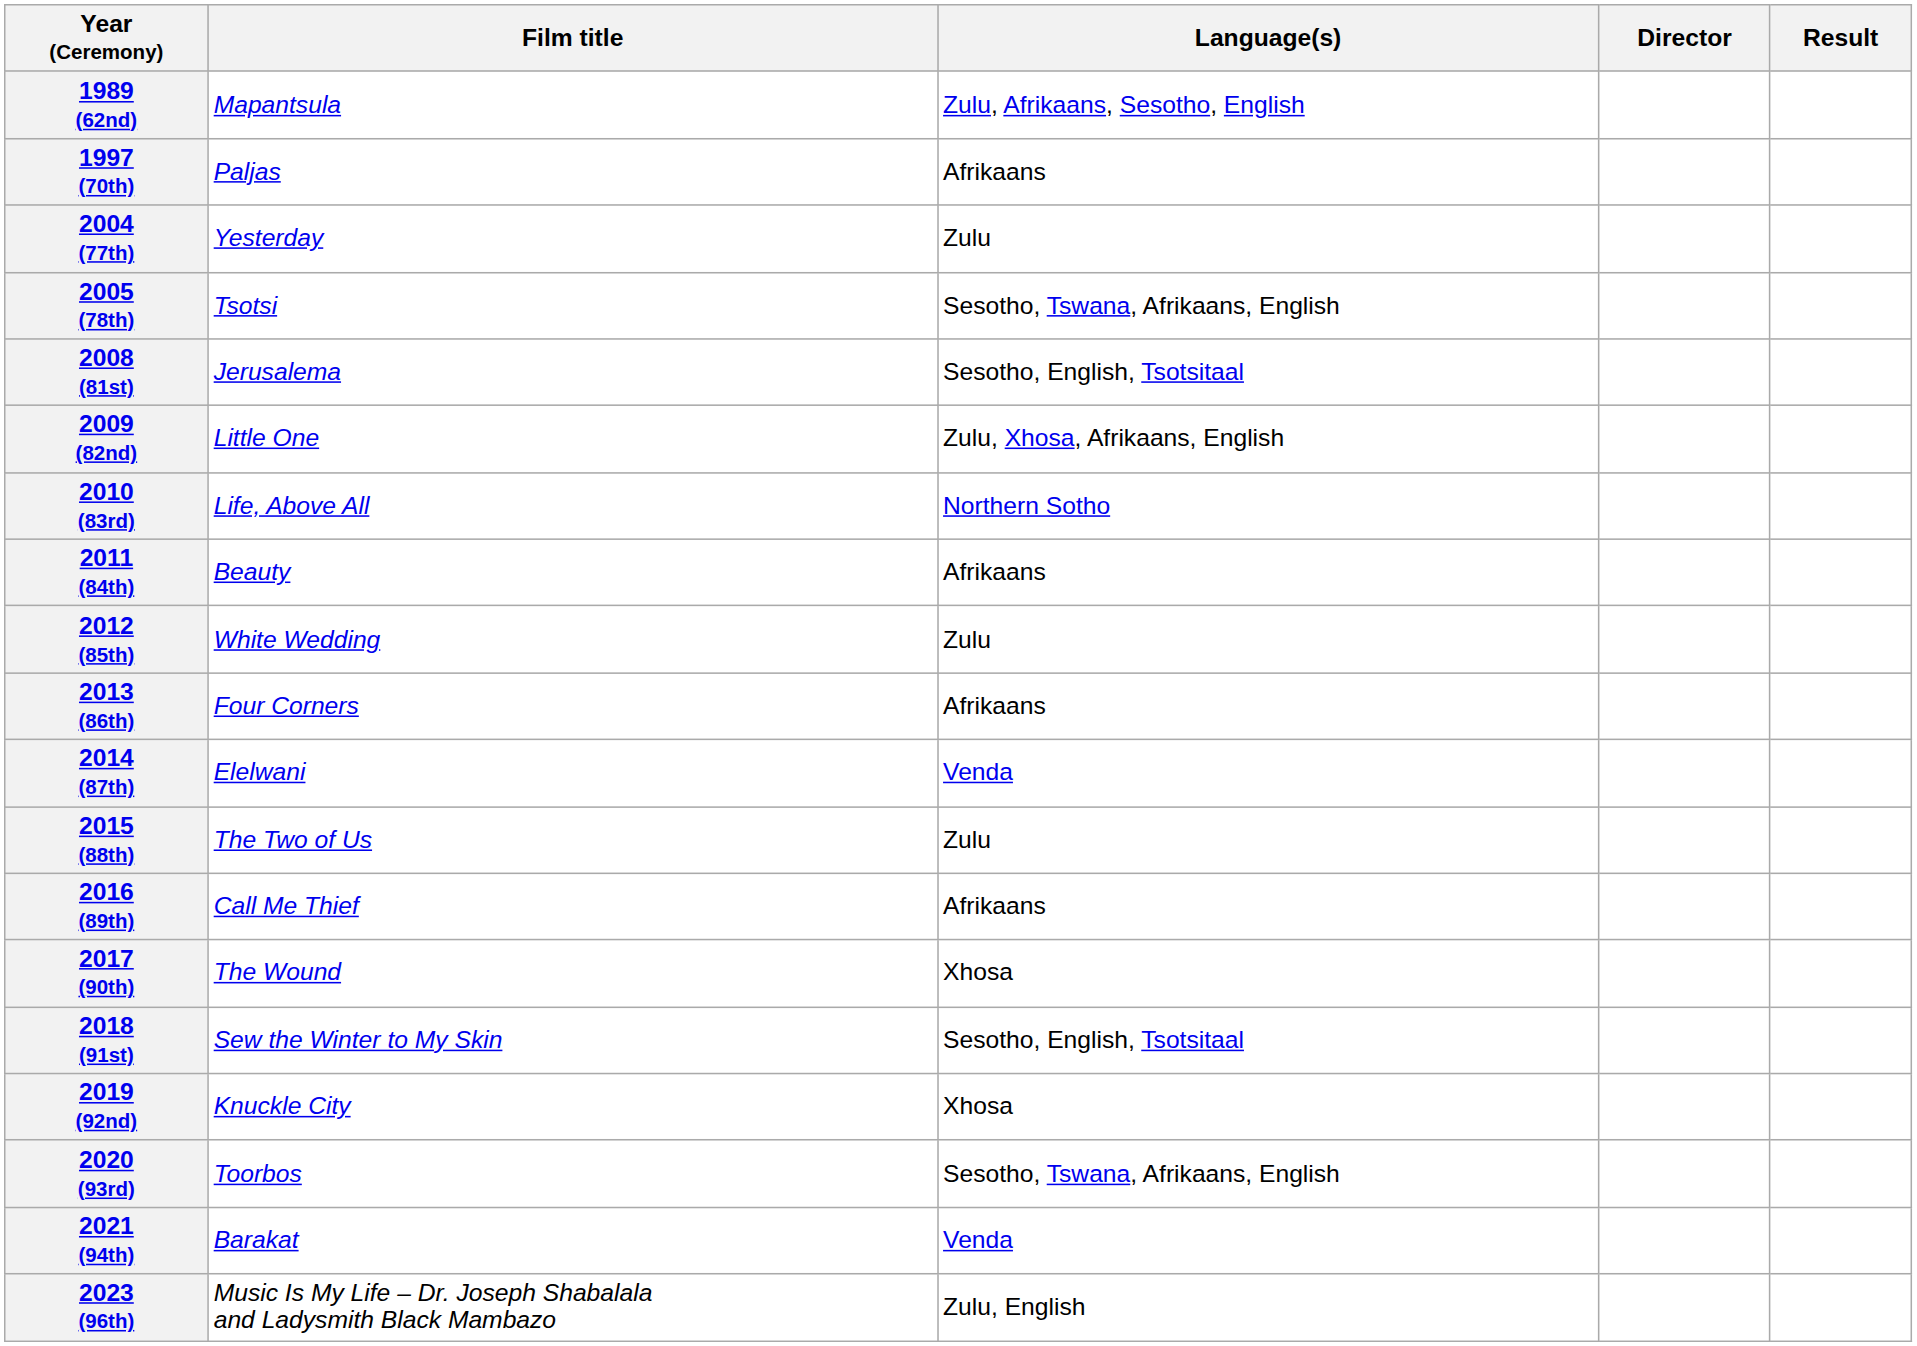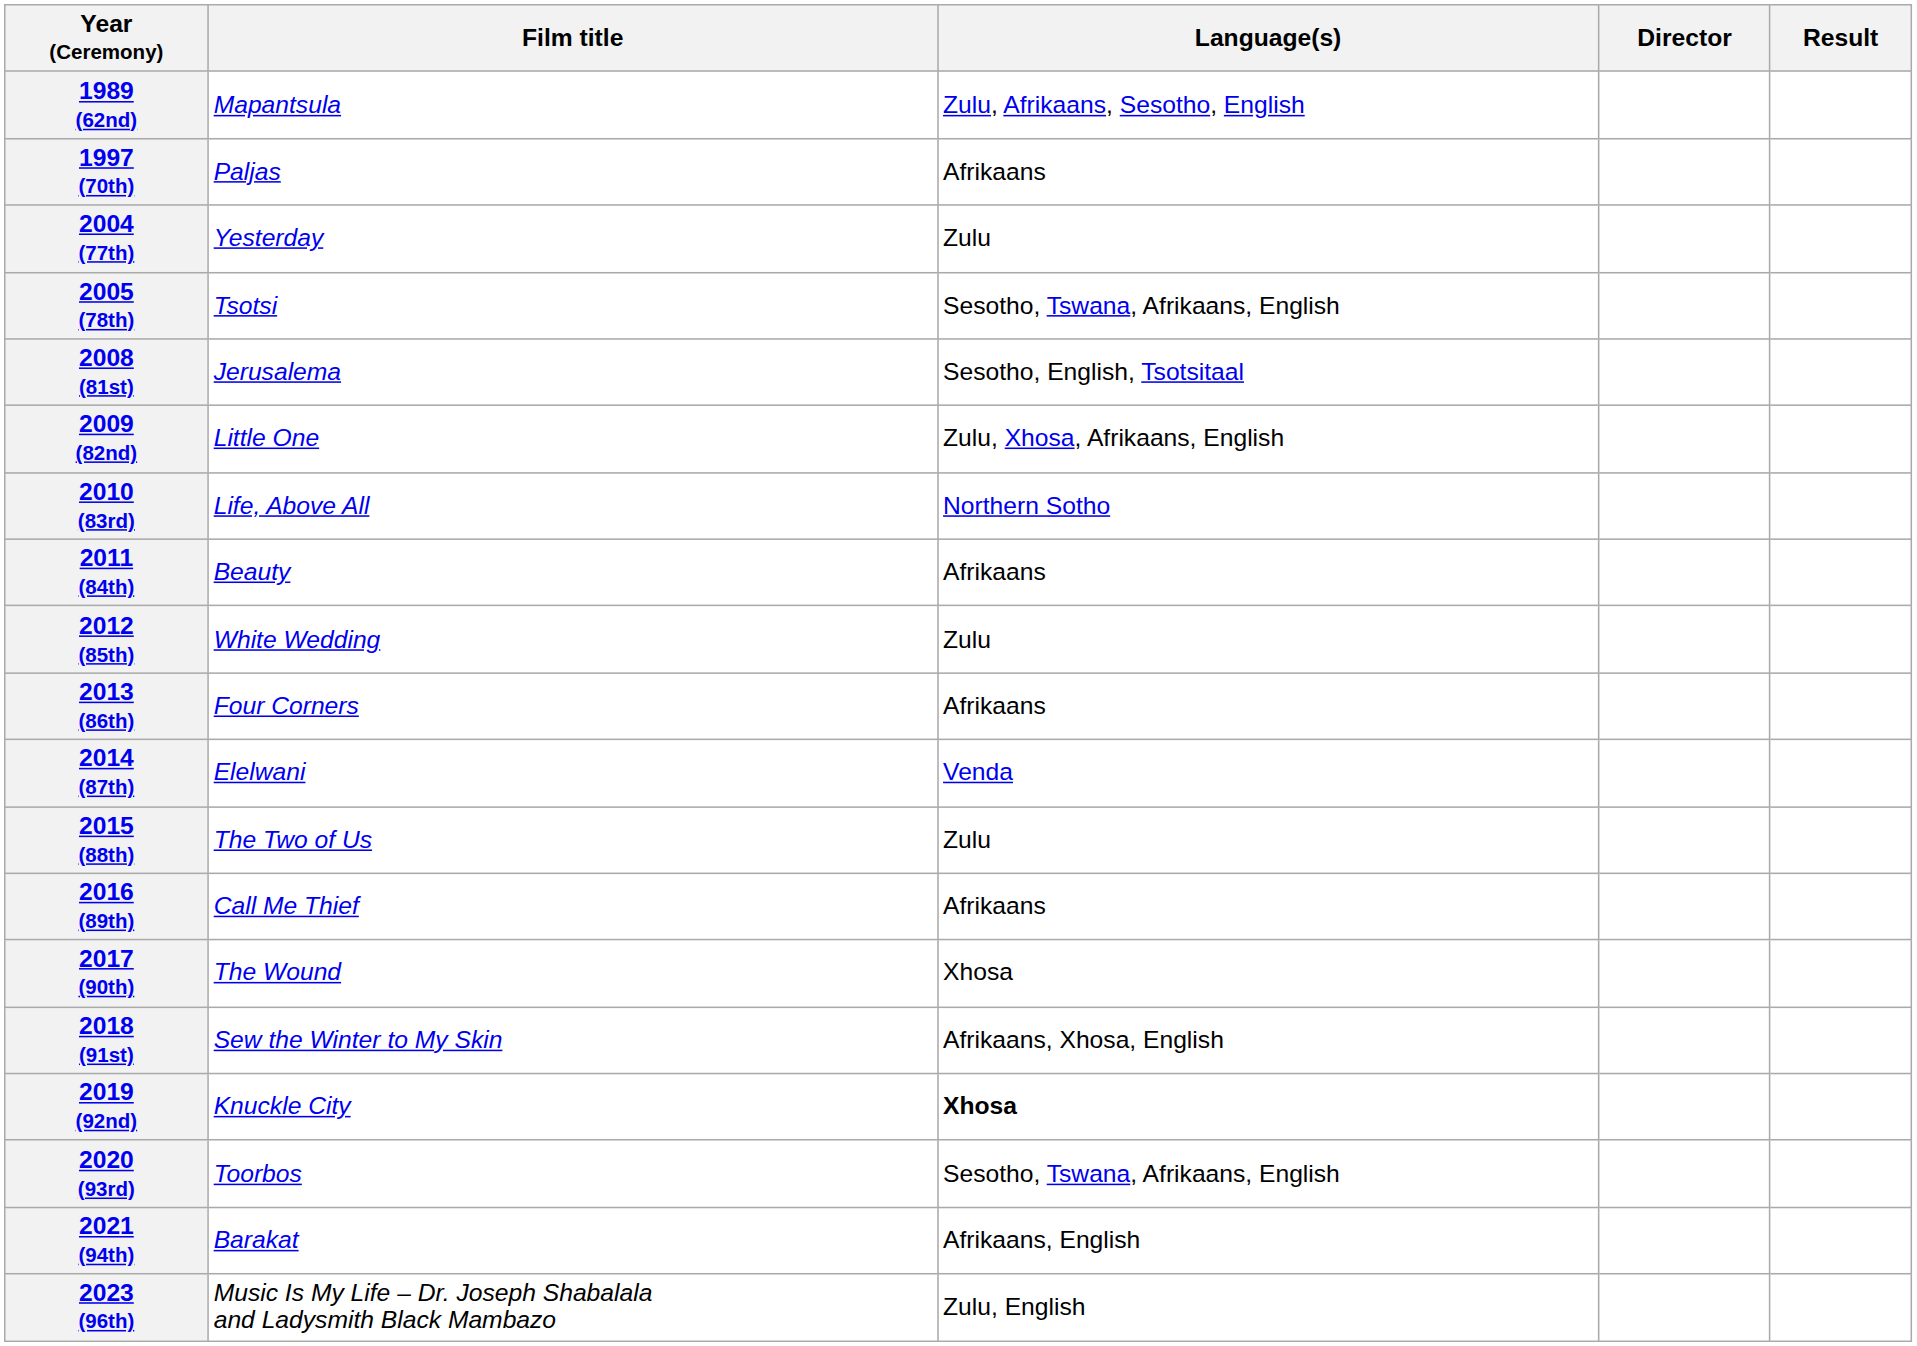(1094, 1039) Sesotho, English, Tsotsitaal -> (1083, 1039) Afrikaans, Xhosa, English
(978, 1106) normal -> (980, 1106) bold
(978, 1240) Venda -> (1042, 1240) Afrikaans, English
